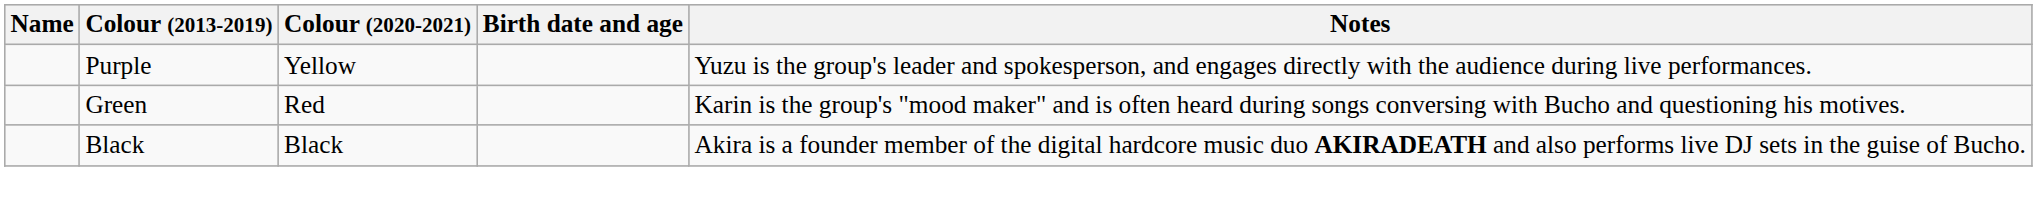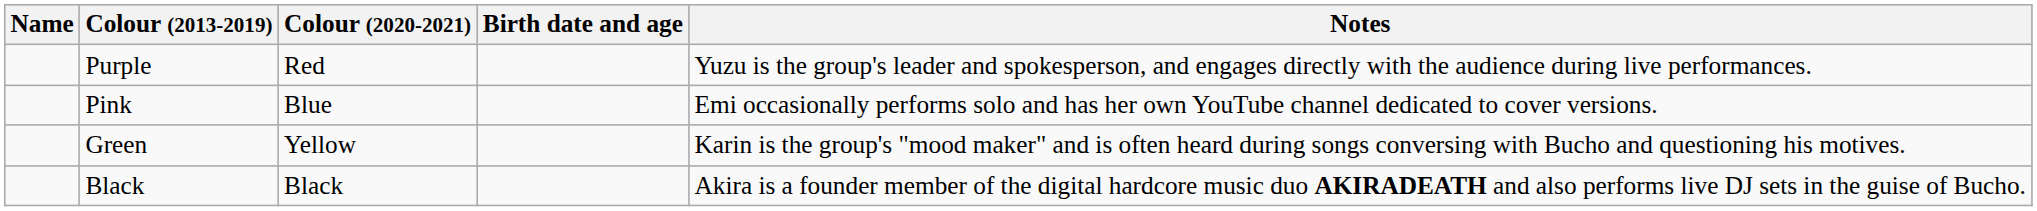(320, 64) Yellow -> (304, 64) Red
+ row: (109, 104)
(304, 104) Red -> (320, 144) Yellow
